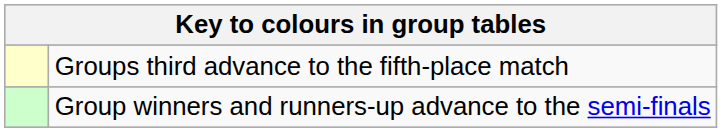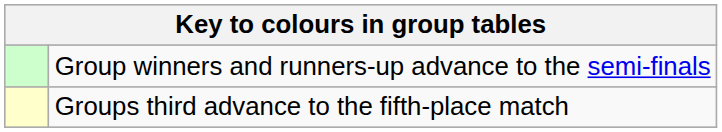rows swapped: (383, 106) <-> (312, 65)
